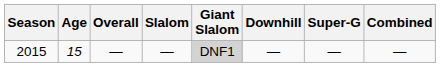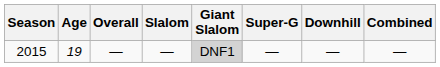columns swapped: (334, 22) <-> (273, 22)
(74, 51) 15 -> (74, 51) 19
